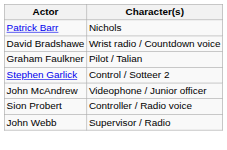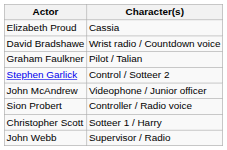+ row: (42, 28)
- row: (33, 28)
+ row: (45, 122)
